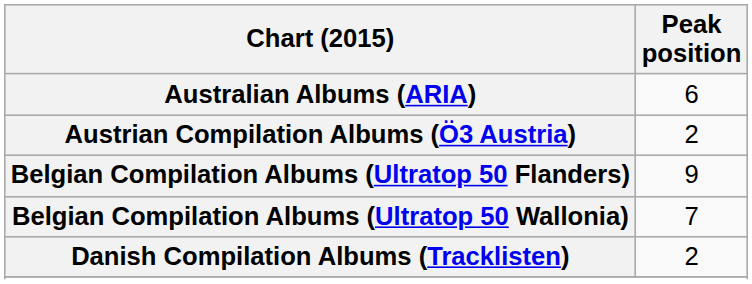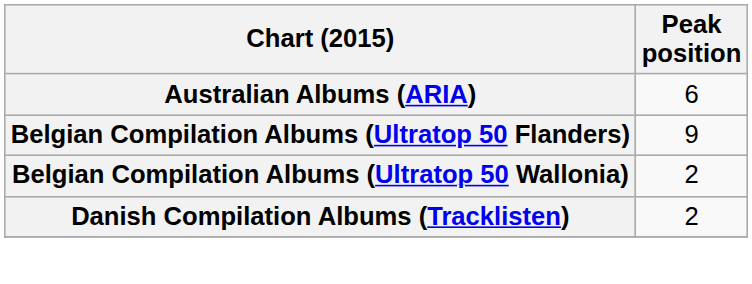- row: (320, 134)
(692, 216) 7 -> (692, 175) 2
